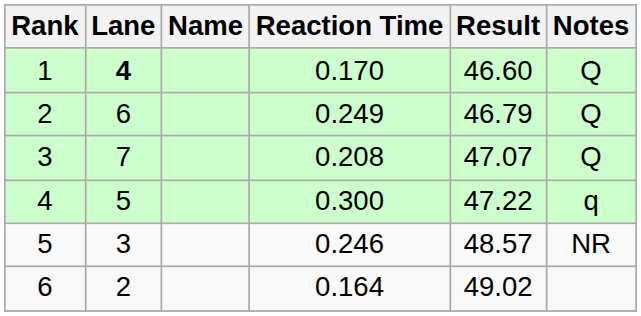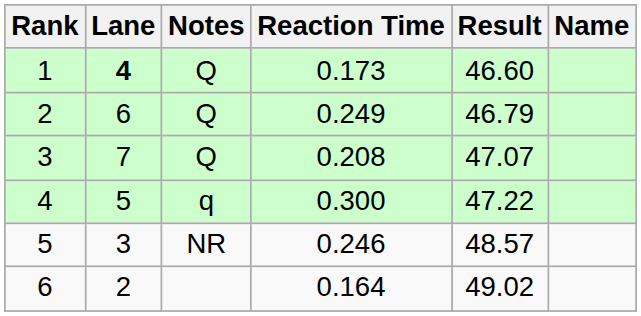columns swapped: (206, 26) <-> (591, 26)
(350, 69) 0.170 -> (351, 69) 0.173
